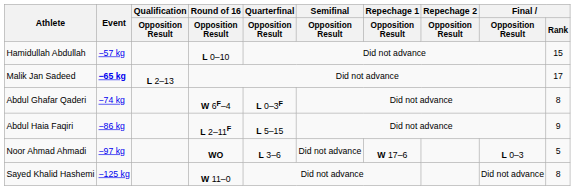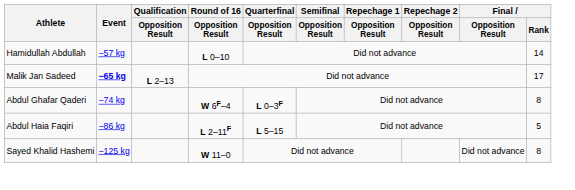(558, 52) 15 -> (539, 52) 14
(558, 126) 9 -> (539, 126) 5
- row: (46, 150)
